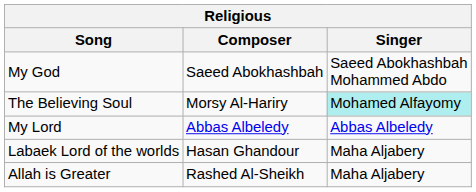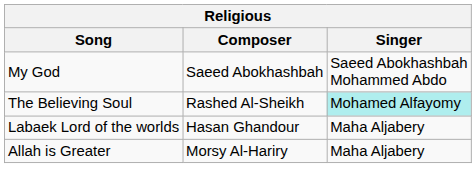(237, 103) Morsy Al-Hariry -> (245, 103) Rashed Al-Sheikh
- row: (35, 127)
(245, 174) Rashed Al-Sheikh -> (237, 151) Morsy Al-Hariry
